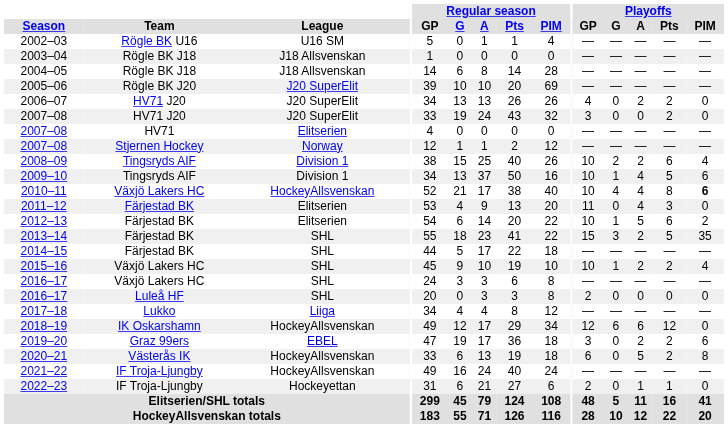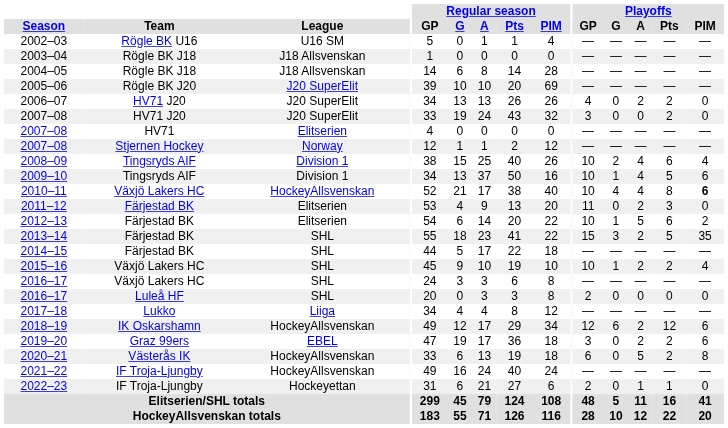(640, 161) 2 -> (640, 161) 4
(640, 206) 4 -> (640, 206) 2
(640, 326) 6 -> (640, 326) 2
(705, 326) 0 -> (705, 326) 6
